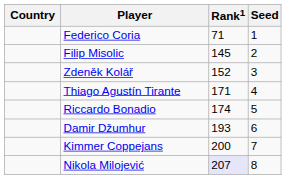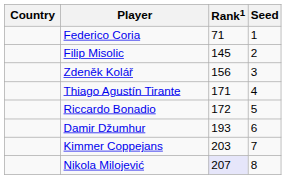(221, 72) 152 -> (221, 72) 156
(221, 109) 174 -> (221, 109) 172
(221, 146) 200 -> (221, 146) 203
